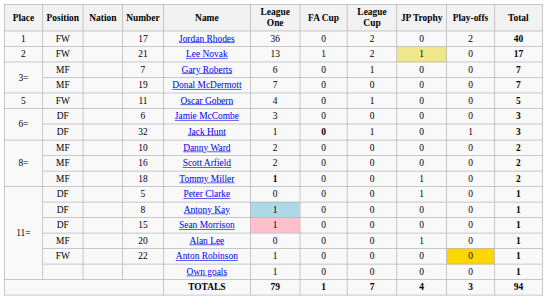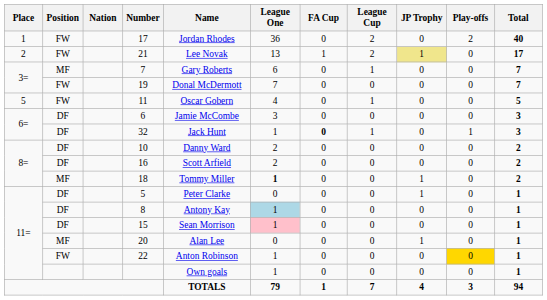(63, 85) MF -> (63, 85) FW
(63, 147) MF -> (63, 147) DF
(63, 163) MF -> (63, 163) DF
